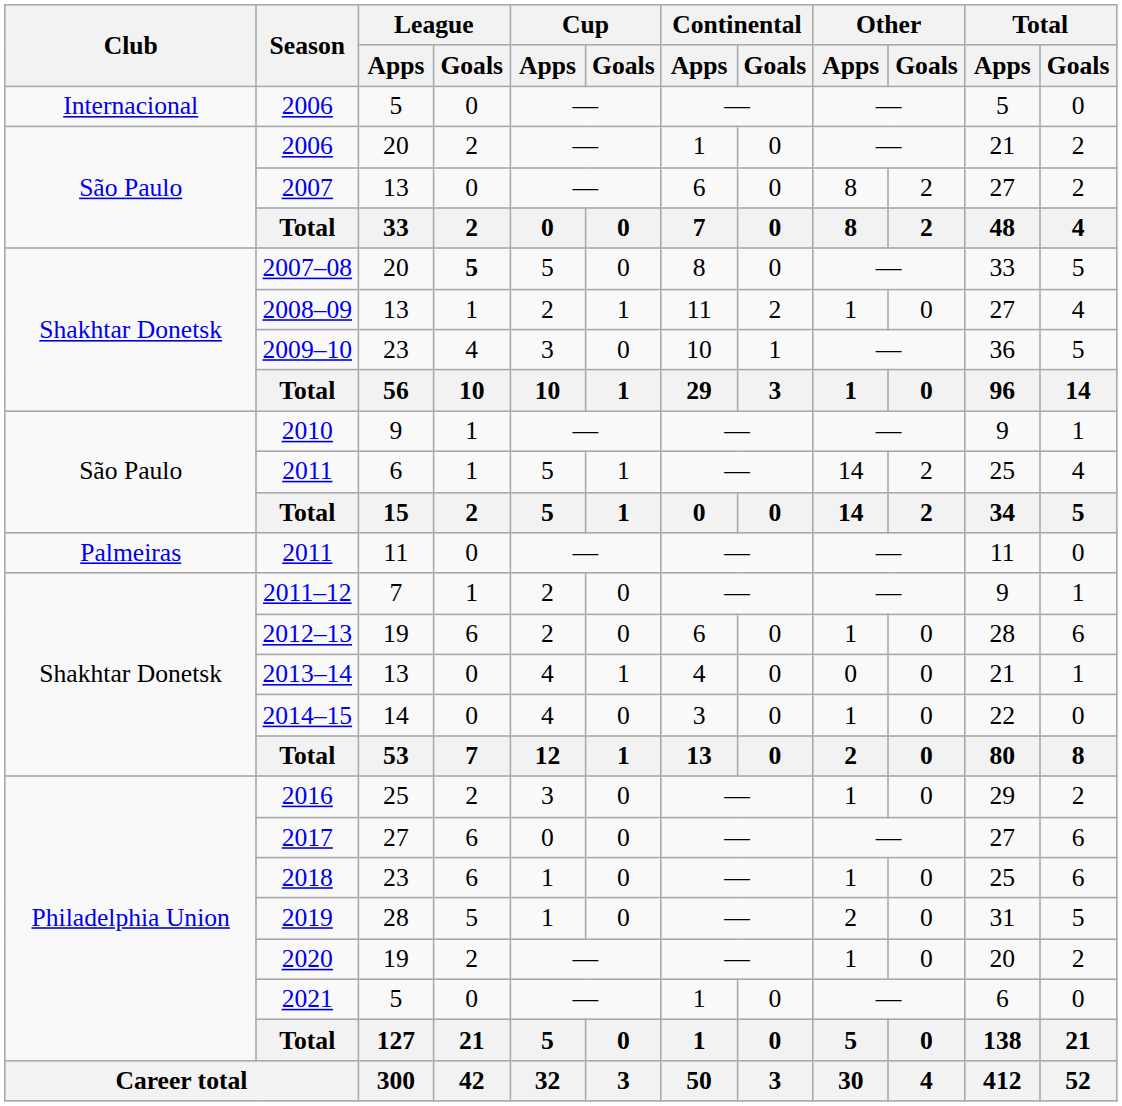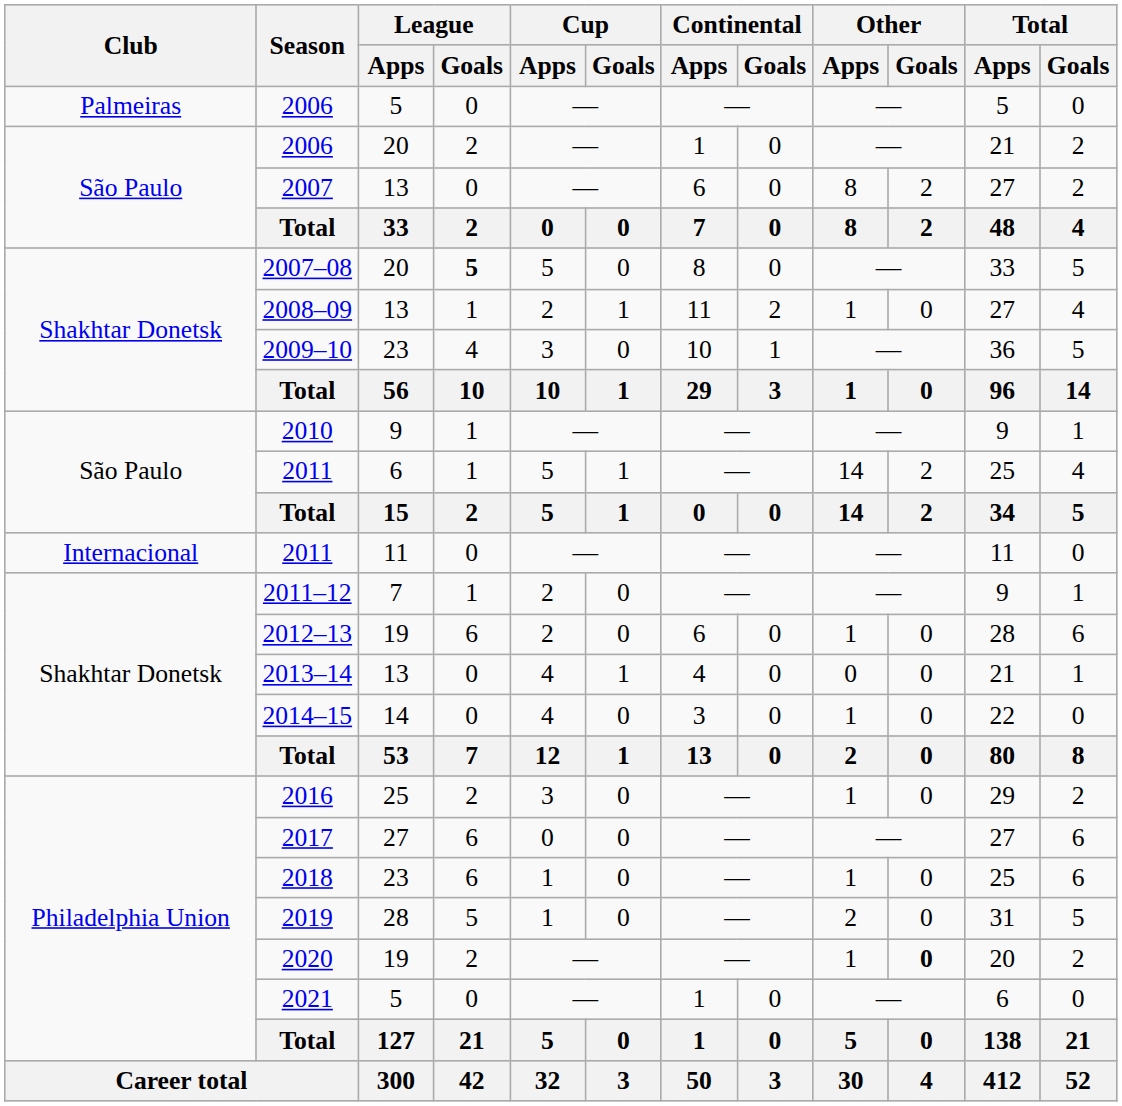(131, 106) Internacional -> (131, 106) Palmeiras
(131, 552) Palmeiras -> (131, 552) Internacional
(927, 958) normal -> (927, 958) bold
